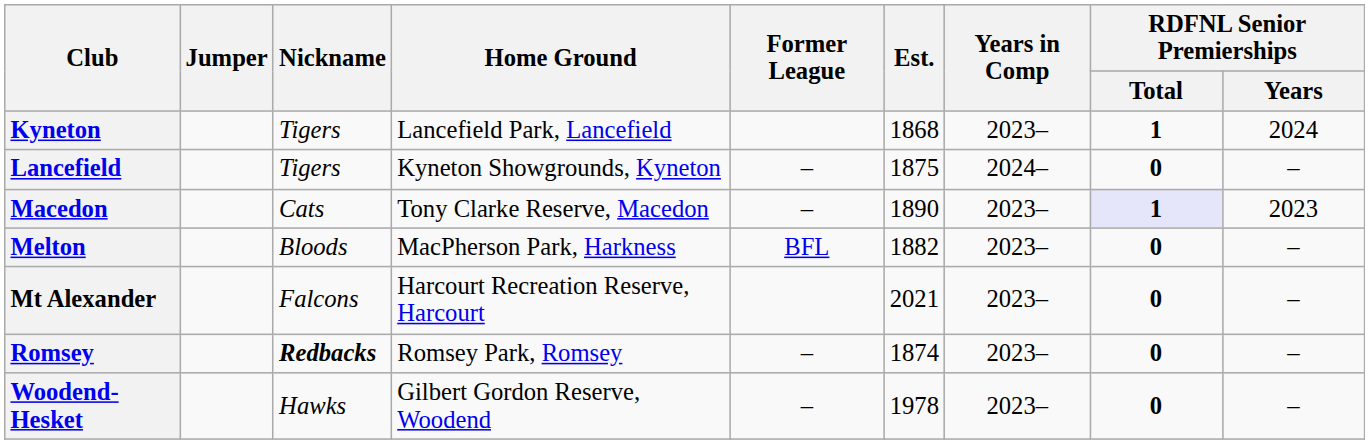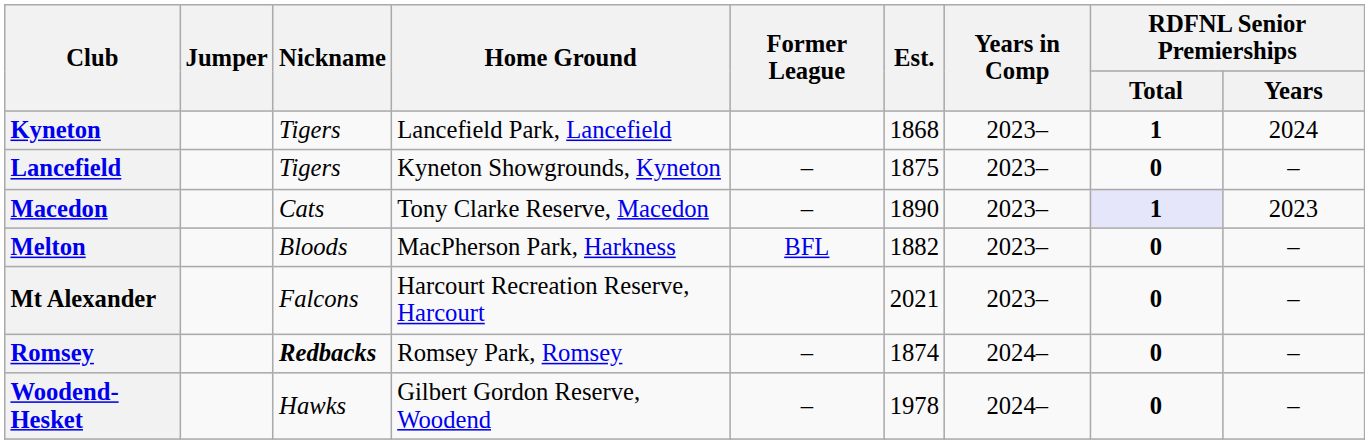(1017, 168) 2024– -> (1017, 168) 2023–
(1017, 353) 2023– -> (1017, 353) 2024–
(1017, 405) 2023– -> (1017, 405) 2024–
